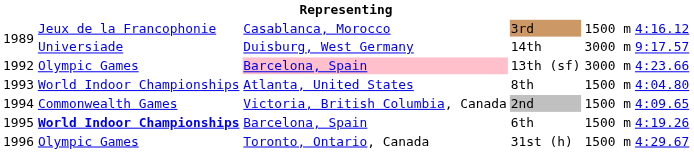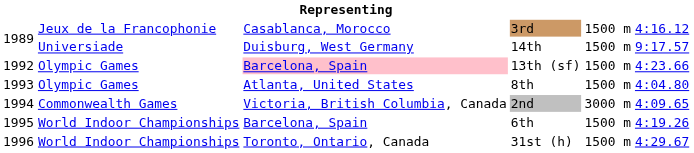(608, 47) 3000 m -> (608, 47) 1500 m
(608, 66) 3000 m -> (608, 66) 1500 m
(139, 85) World Indoor Championships -> (88, 85) Olympic Games
(608, 103) 1500 m -> (608, 103) 3000 m
(139, 122) bold -> (139, 122) normal
(88, 141) Olympic Games -> (139, 141) World Indoor Championships
